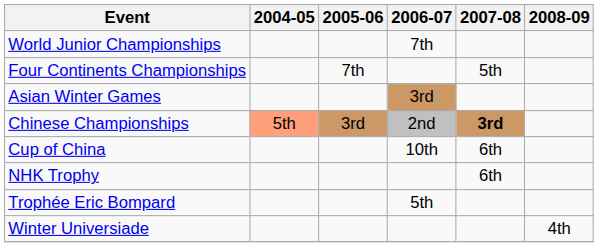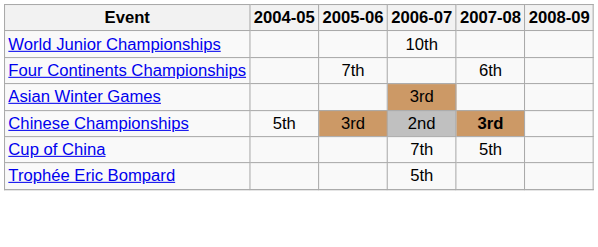(422, 44) 7th -> (422, 44) 10th
(490, 70) 5th -> (490, 70) 6th
(284, 123) lightsalmon background -> (284, 123) no background
(422, 149) 10th -> (422, 149) 7th
(490, 149) 6th -> (490, 149) 5th
- row: (54, 176)
- row: (79, 228)
